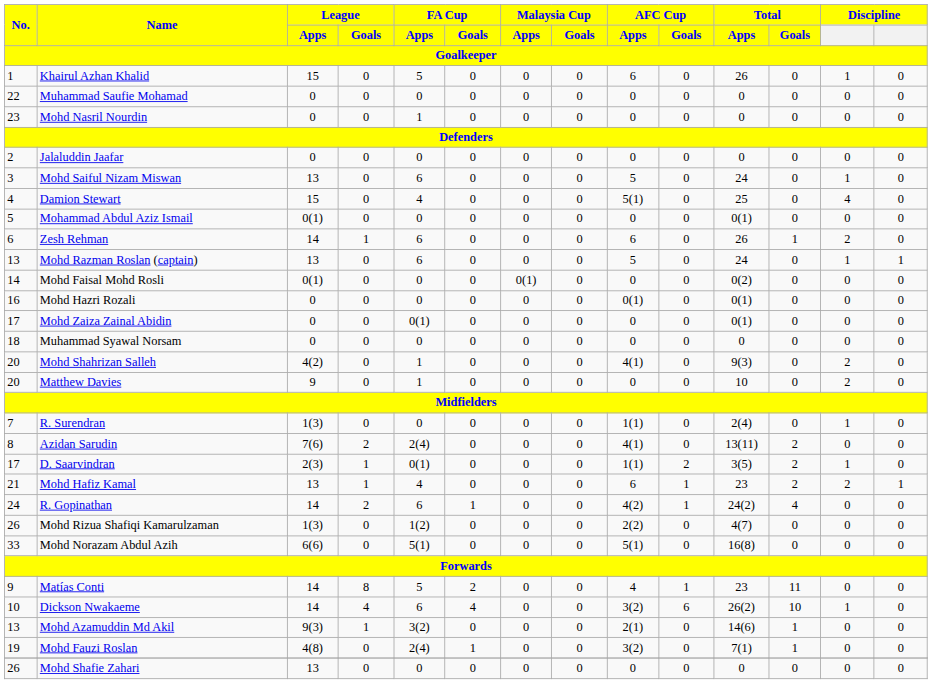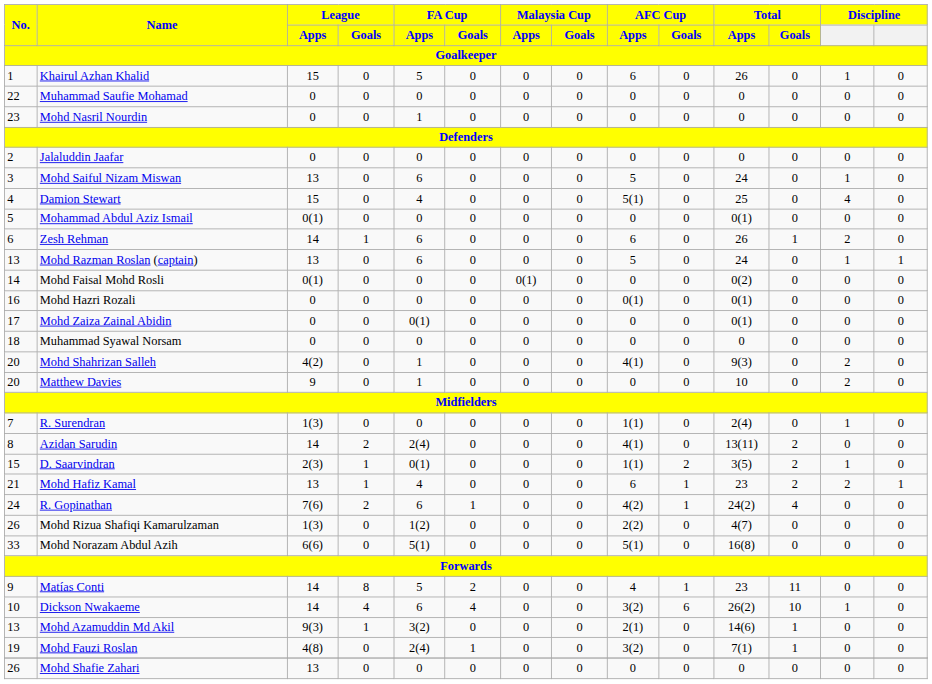(313, 444) 7(6) -> (313, 444) 14
(14, 464) 17 -> (14, 464) 15
(313, 505) 14 -> (313, 505) 7(6)
